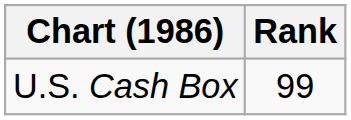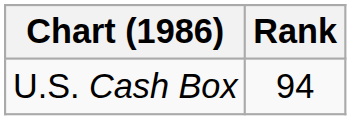(295, 85) 99 -> (295, 85) 94
